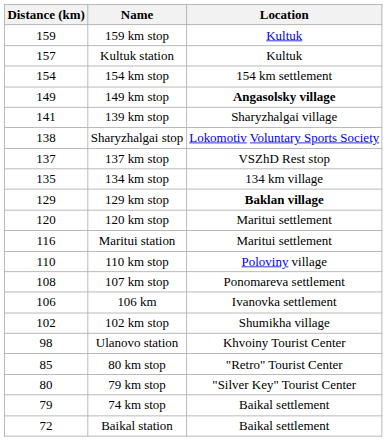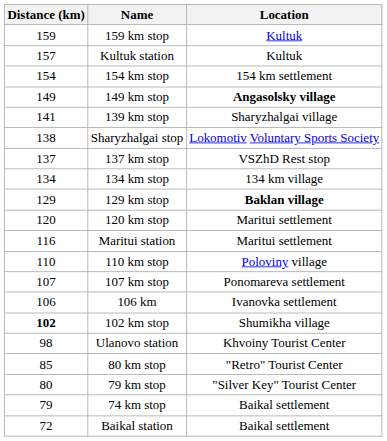(46, 179) 135 -> (46, 179) 134
(46, 281) 108 -> (46, 281) 107
(46, 323) normal -> (46, 323) bold
